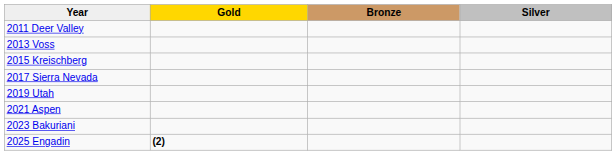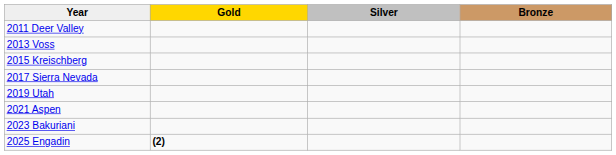columns swapped: (536, 12) <-> (384, 12)
